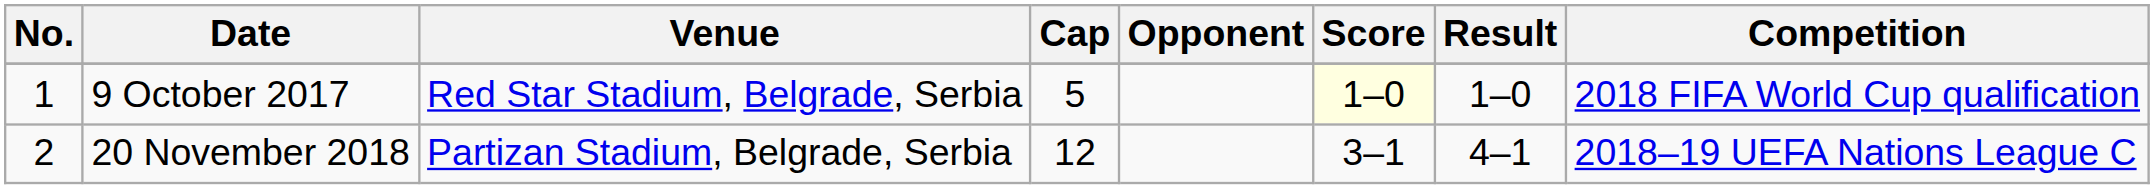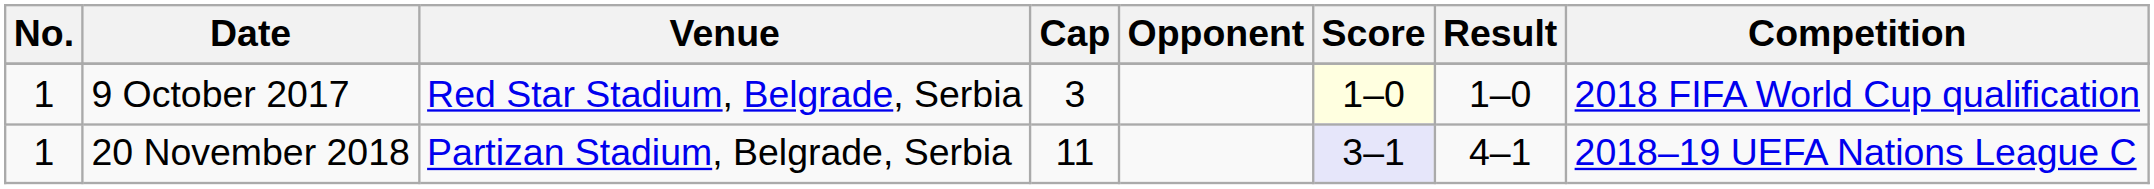(1075, 93) 5 -> (1075, 93) 3
(44, 152) 2 -> (44, 152) 1
(1075, 152) 12 -> (1075, 152) 11
(1374, 152) no background -> (1374, 152) lavender background
